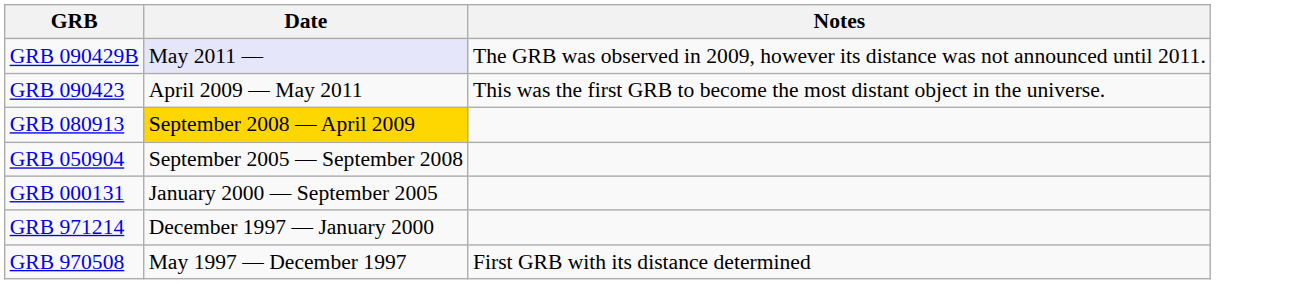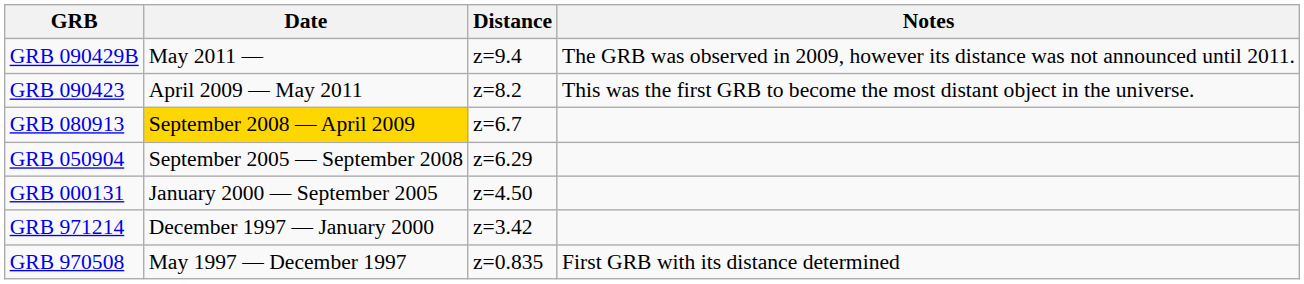+ column: (513, 21)
(206, 55) lavender background -> (206, 55) no background
